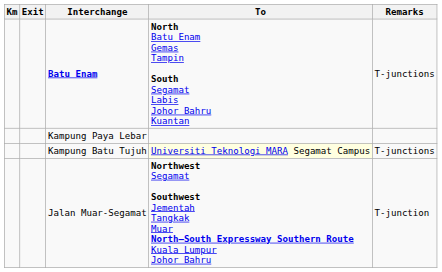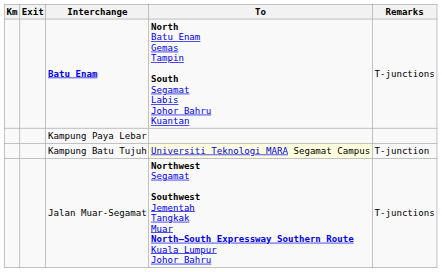(405, 151) T-junctions -> (402, 151) T-junction
(402, 213) T-junction -> (405, 213) T-junctions
